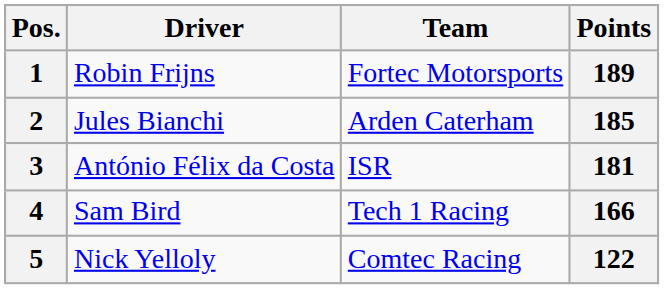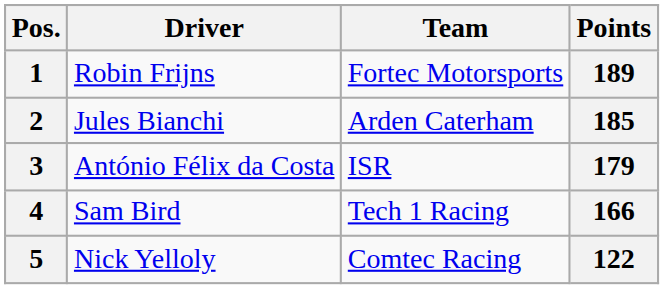(614, 165) 181 -> (614, 165) 179
